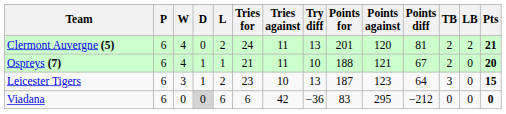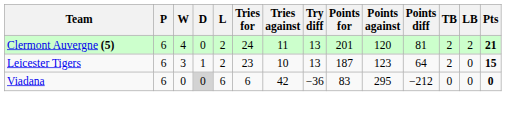- row: (34, 63)
(449, 81) 3 -> (449, 63) 2
